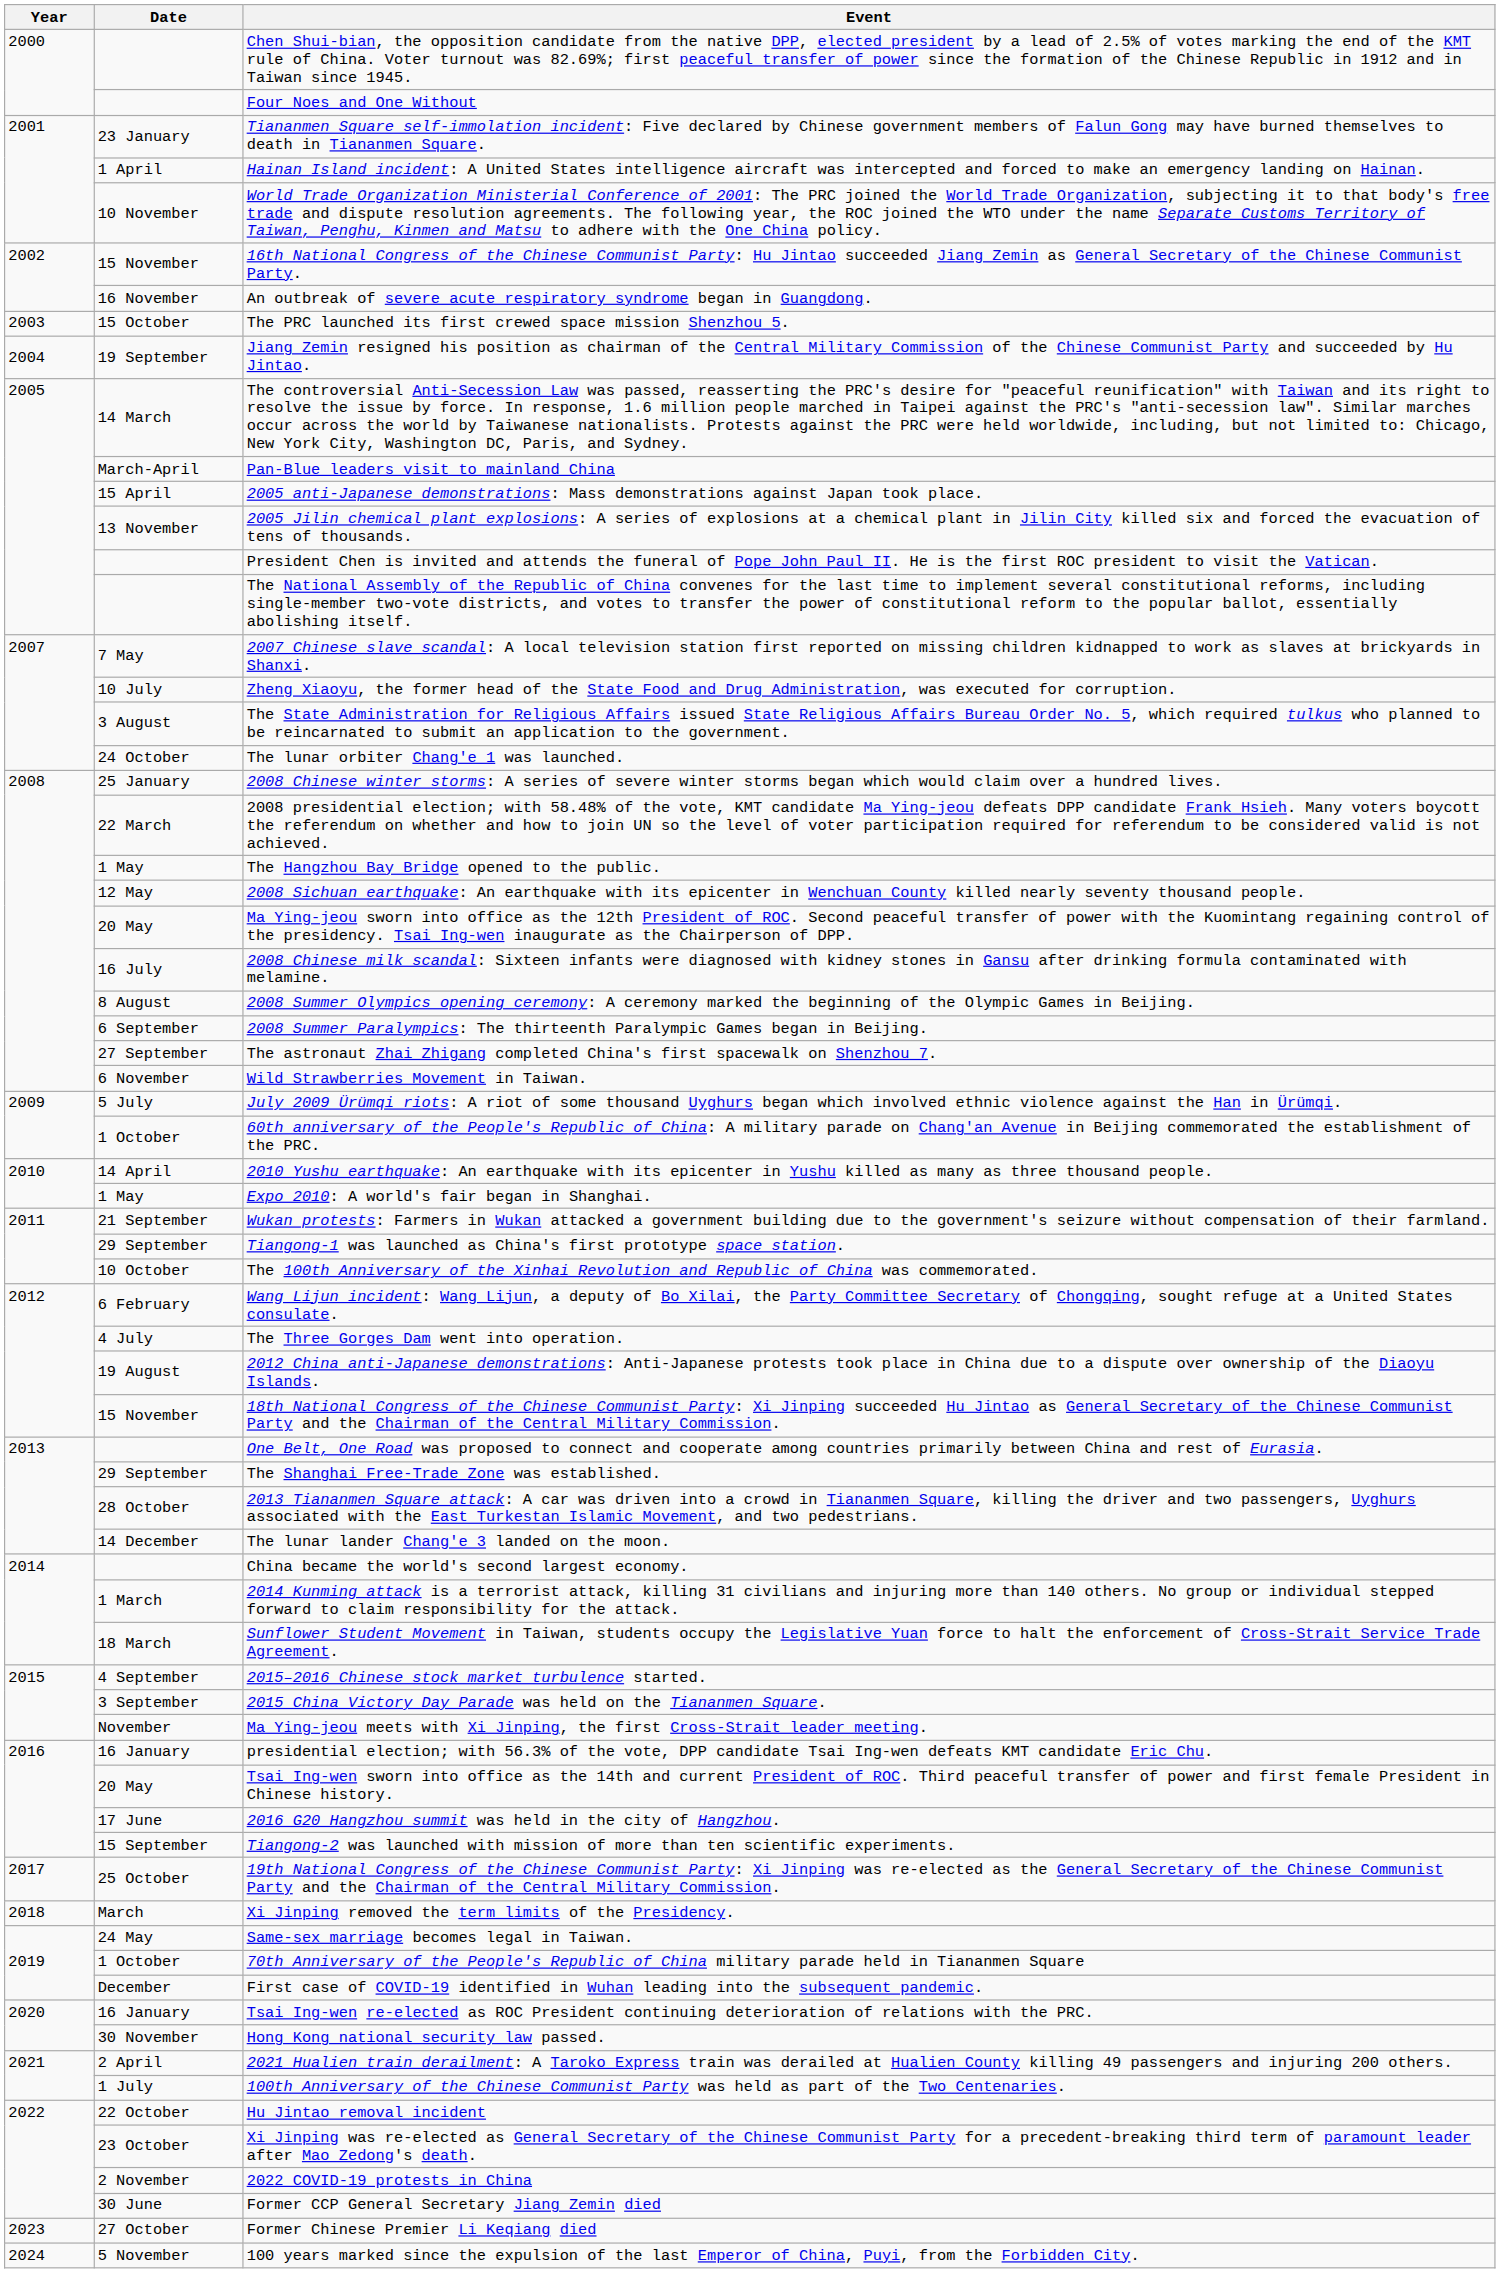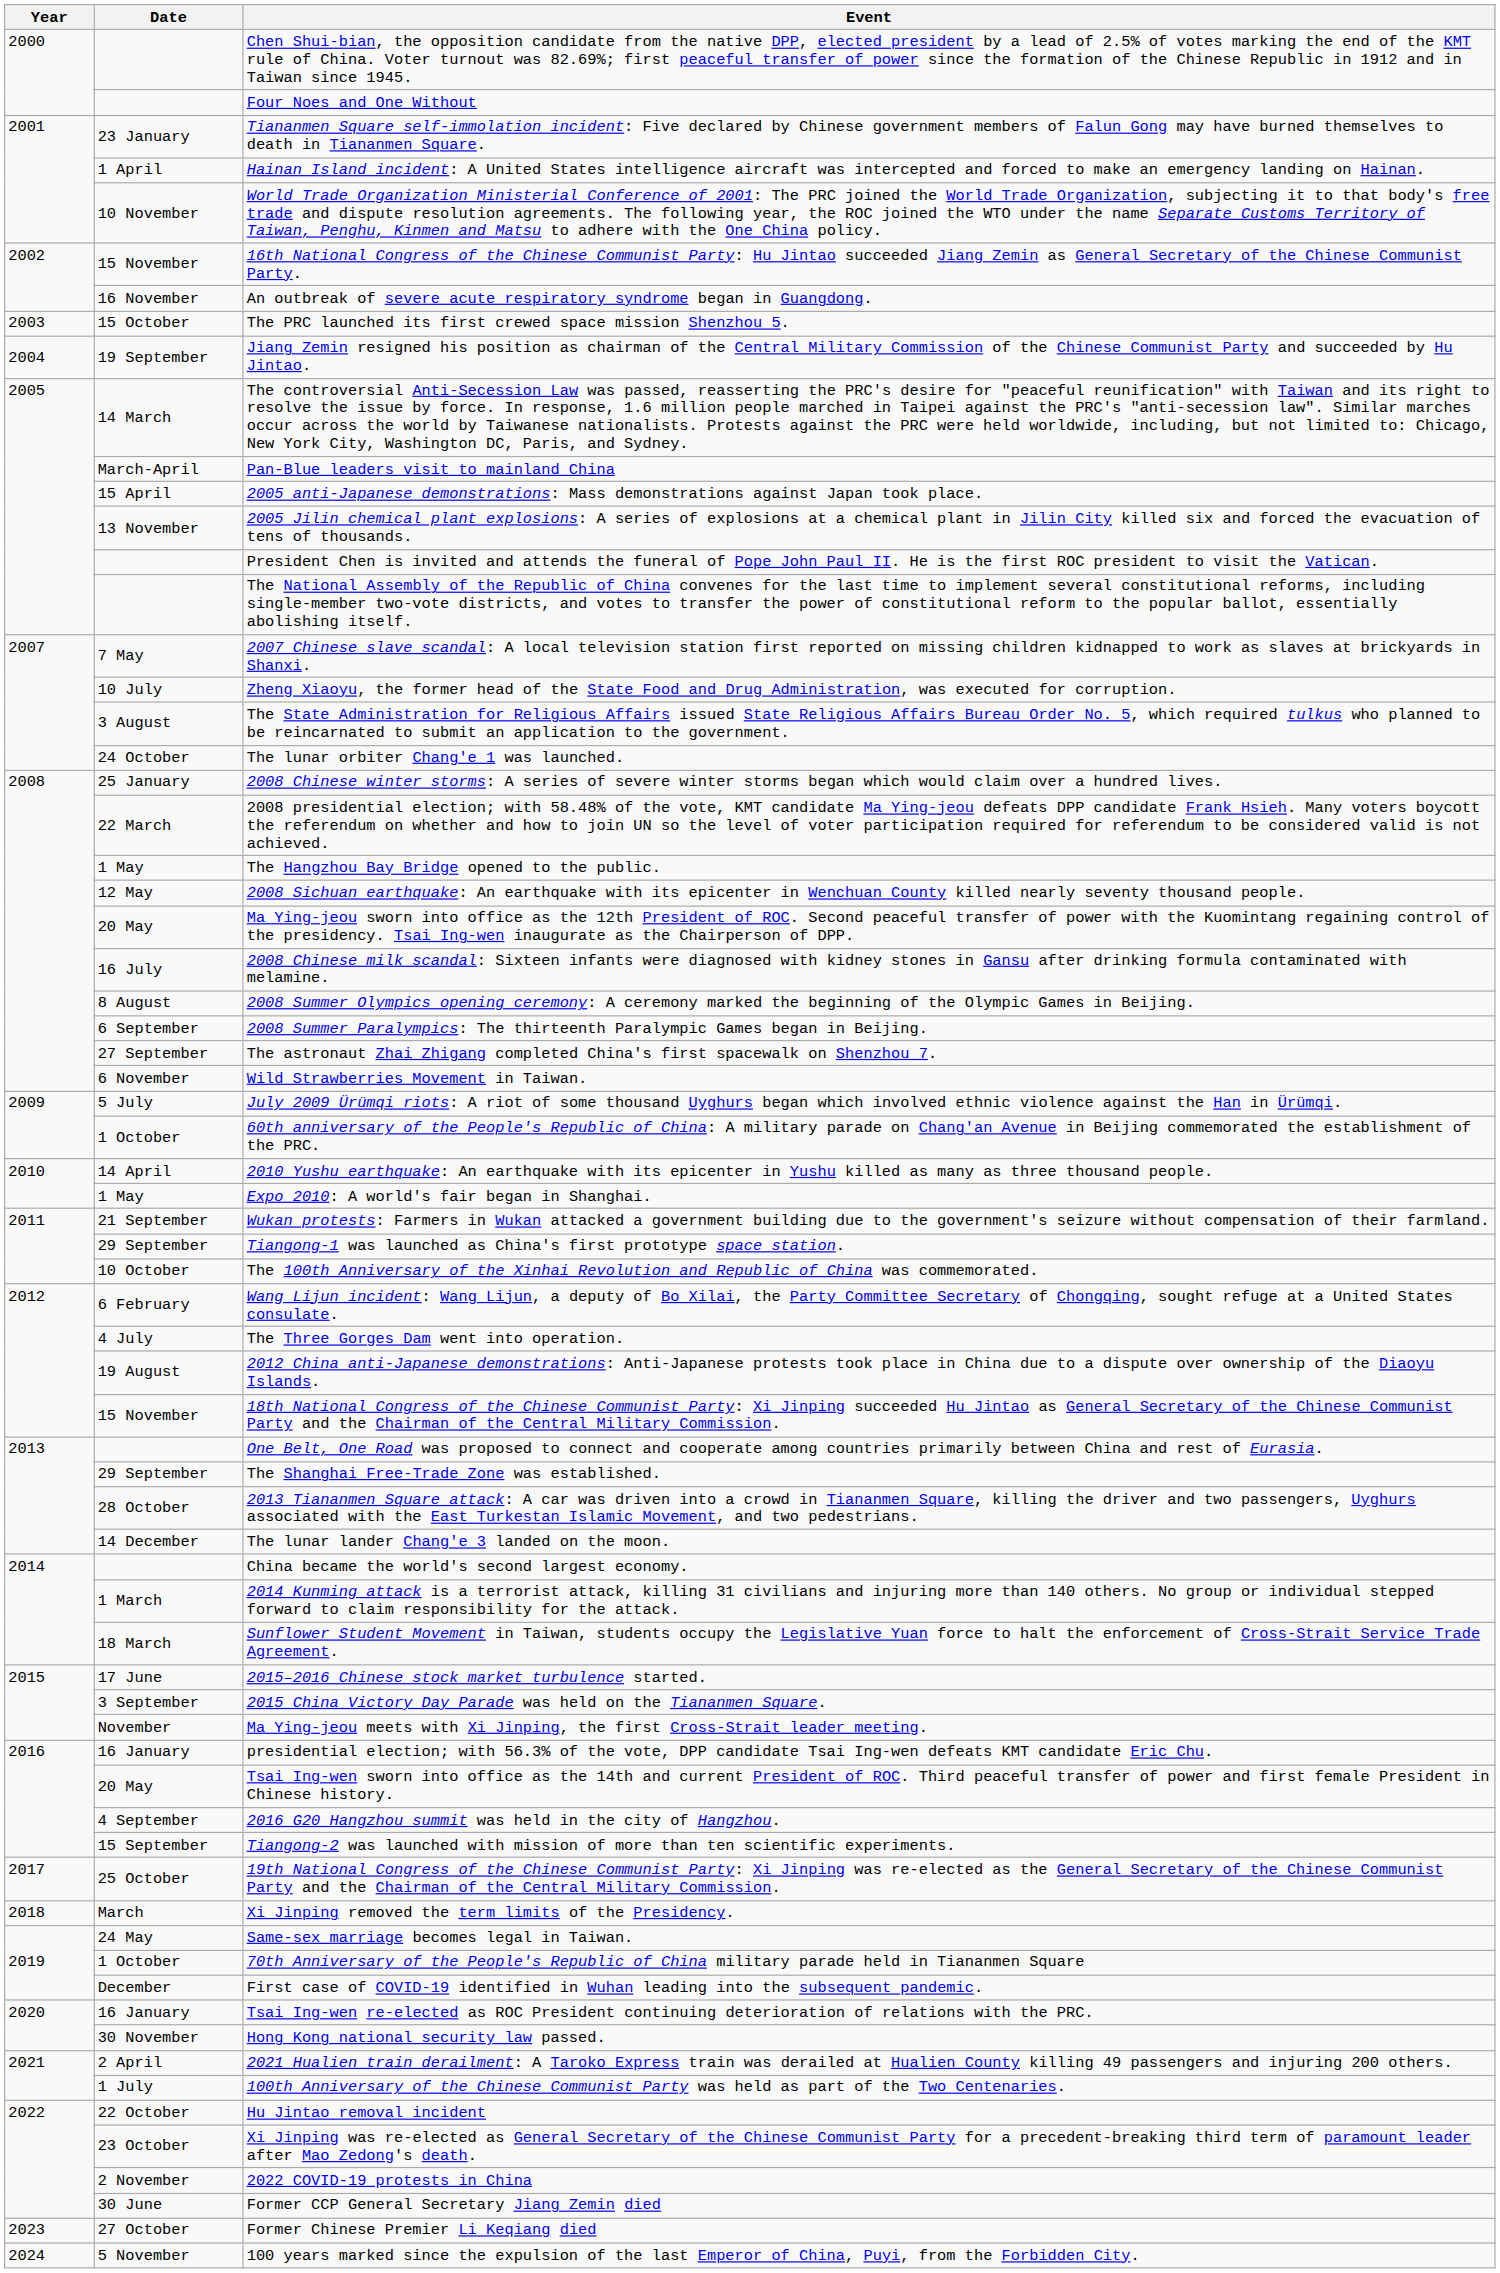(148, 1677) 4 September -> (130, 1677) 17 June
(130, 1820) 17 June -> (148, 1820) 4 September
